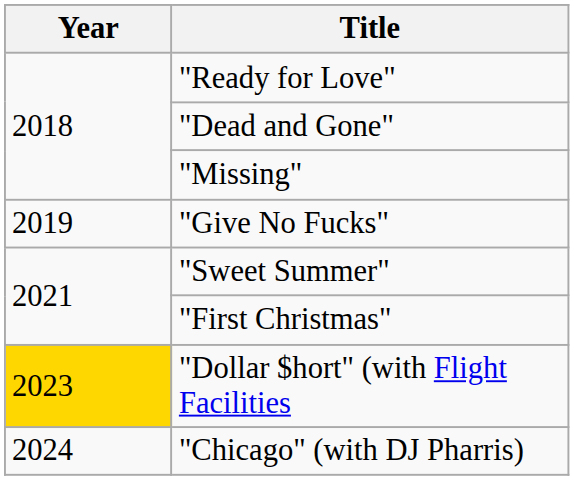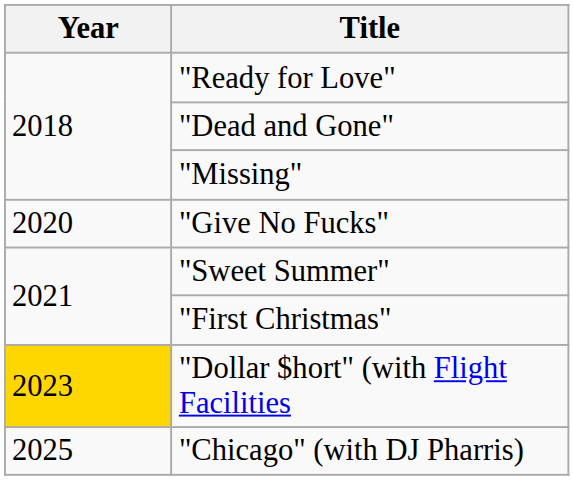(43, 222) 2019 -> (43, 222) 2020
(43, 450) 2024 -> (43, 450) 2025
